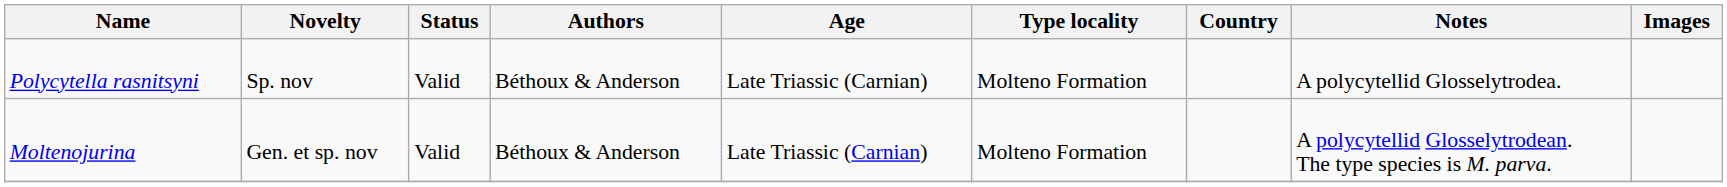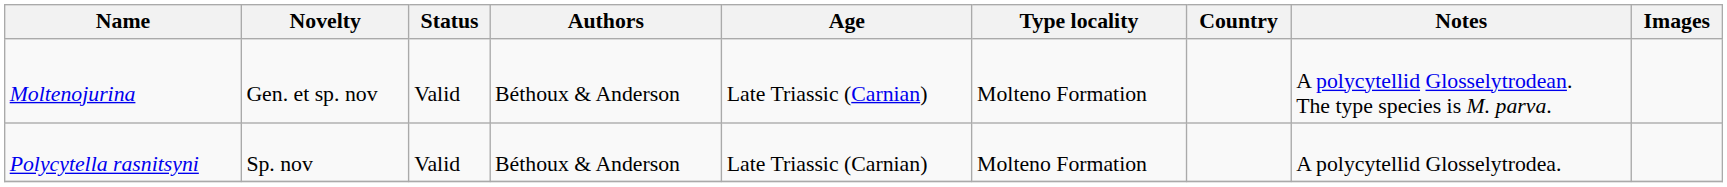rows swapped: (73, 151) <-> (104, 80)
